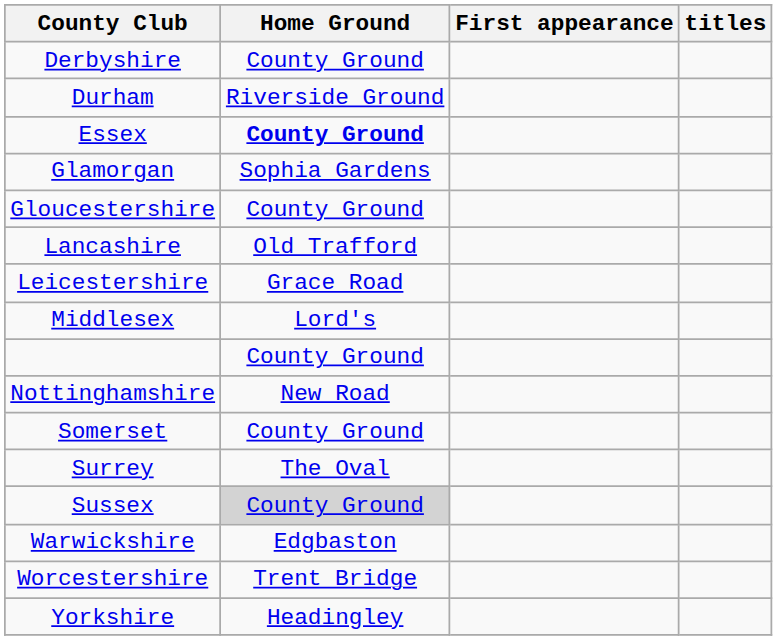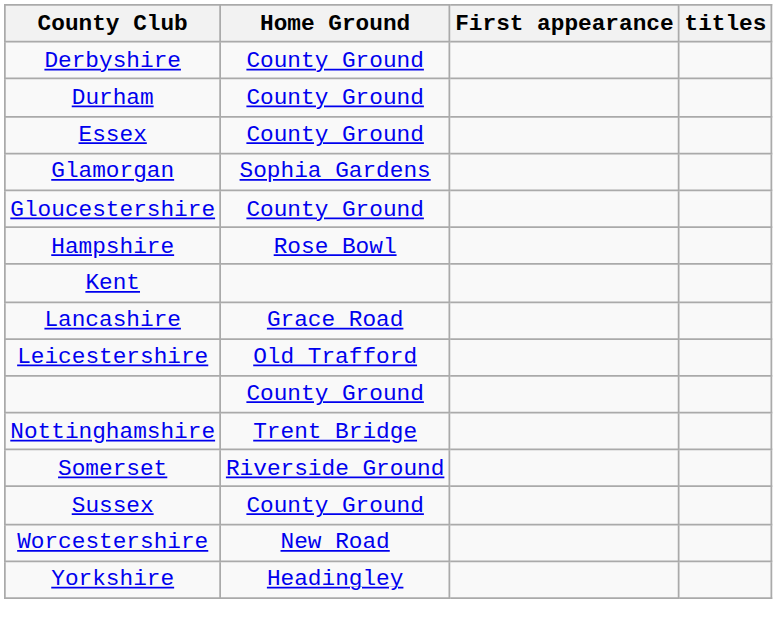(335, 98) Riverside Ground -> (335, 98) County Ground
(335, 135) bold -> (335, 135) normal
+ row: (113, 246)
+ row: (113, 283)
(335, 246) Old Trafford -> (335, 320) Grace Road
(335, 283) Grace Road -> (335, 357) Old Trafford
- row: (113, 320)
(335, 394) New Road -> (335, 431) Trent Bridge
(335, 431) County Ground -> (335, 468) Riverside Ground
- row: (113, 468)
(335, 505) lightgrey background -> (335, 505) no background
- row: (113, 543)
(335, 580) Trent Bridge -> (335, 543) New Road
